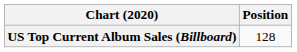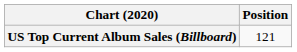(265, 36) 128 -> (265, 36) 121
